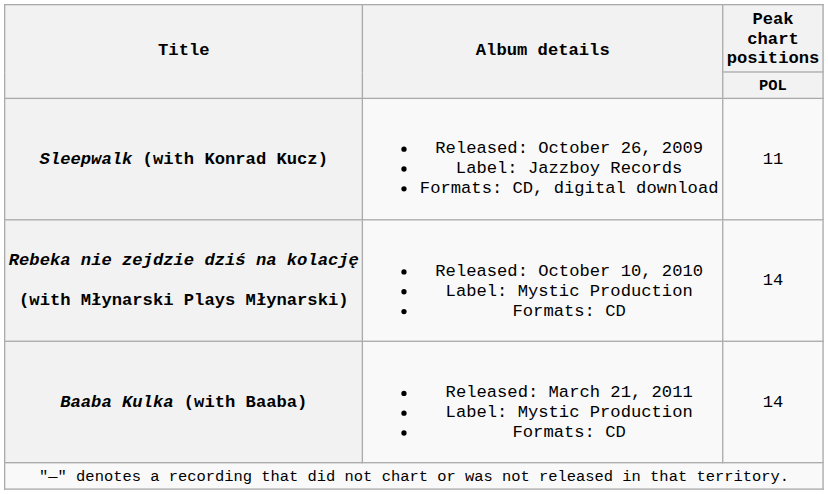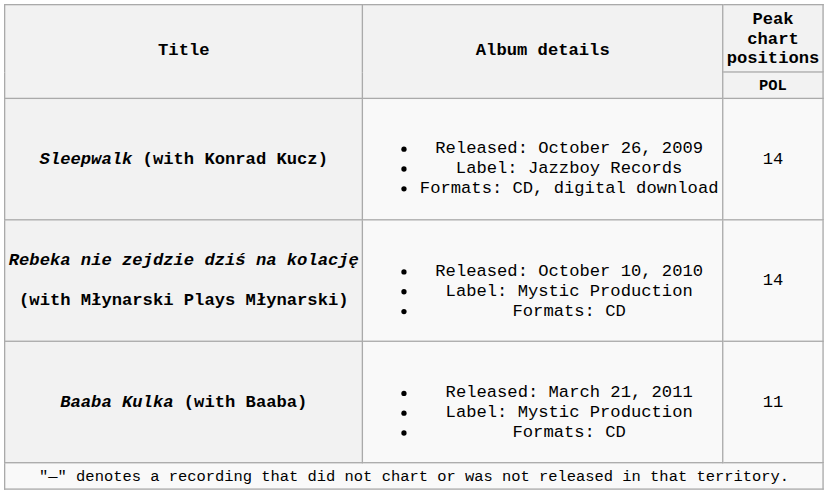(773, 159) 11 -> (773, 159) 14
(773, 402) 14 -> (773, 402) 11
